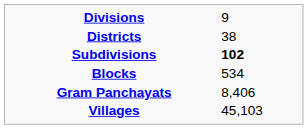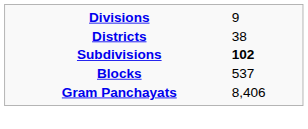(233, 73) 534 -> (243, 73) 537
- row: (114, 111)
